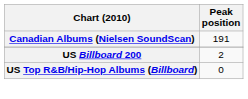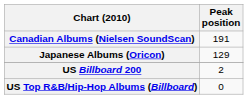+ row: (102, 54)
